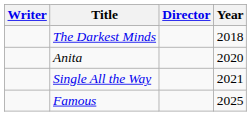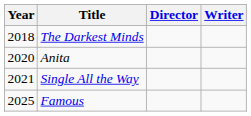columns swapped: (230, 15) <-> (27, 15)
